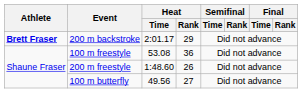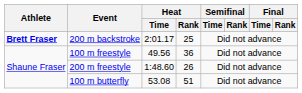(188, 39) 29 -> (188, 39) 25
(159, 53) 53.08 -> (159, 53) 49.56
(159, 81) 49.56 -> (159, 81) 53.08
(188, 81) 27 -> (188, 81) 51
